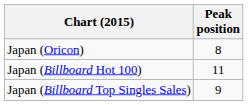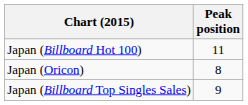rows swapped: (46, 49) <-> (74, 69)
